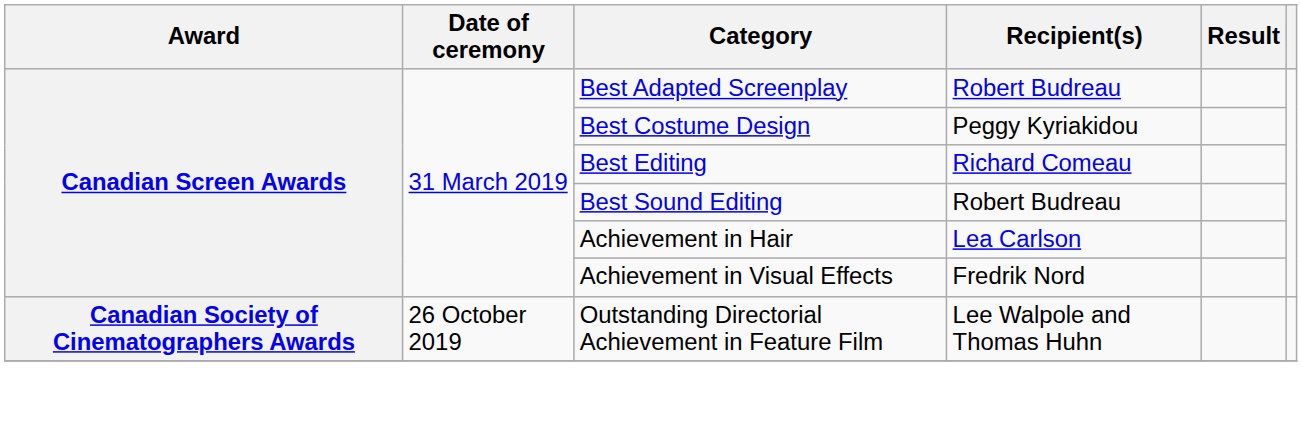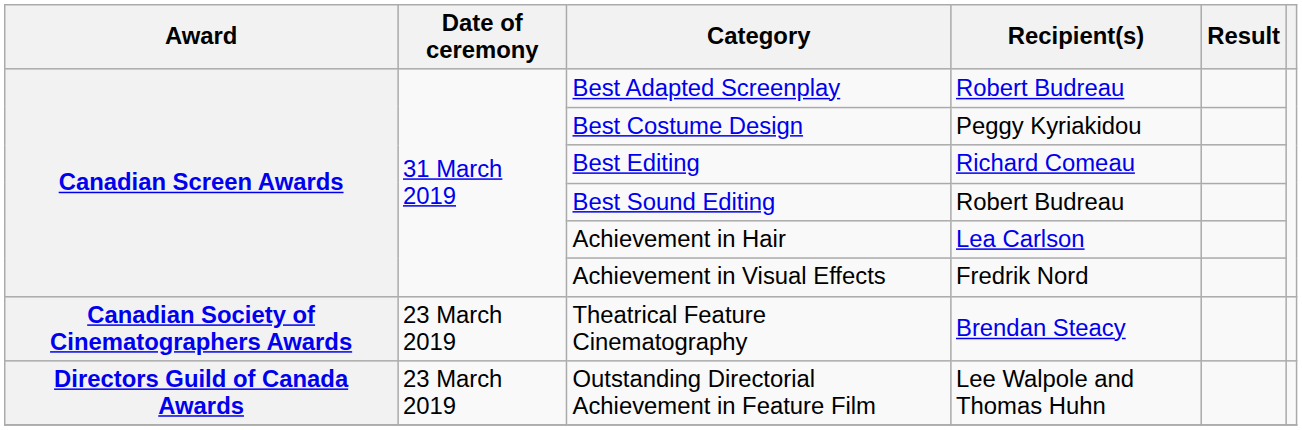+ row: (669, 328)
(204, 328) Canadian Society of Cinematographers Awards -> (201, 392) Directors Guild of Canada Awards
(468, 328) 26 October 2019 -> (453, 392) 23 March 2019
